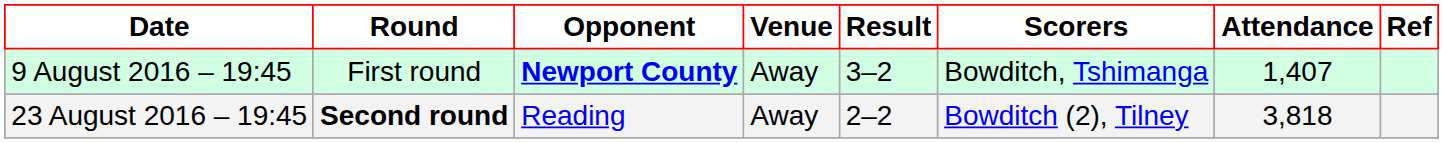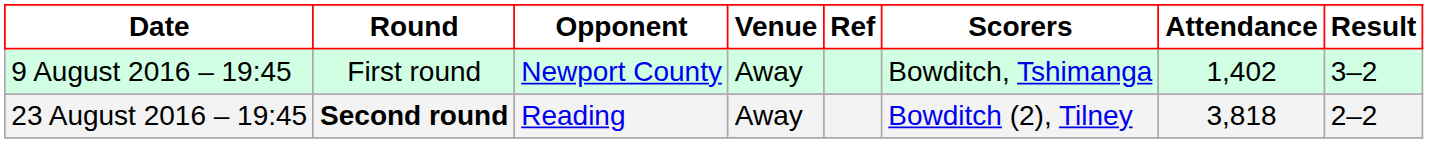columns swapped: (889, 26) <-> (1409, 26)
(629, 71) bold -> (622, 71) normal
(1297, 71) 1,407 -> (1242, 71) 1,402
